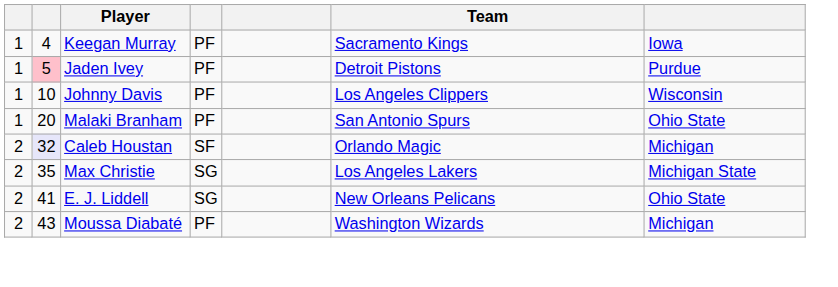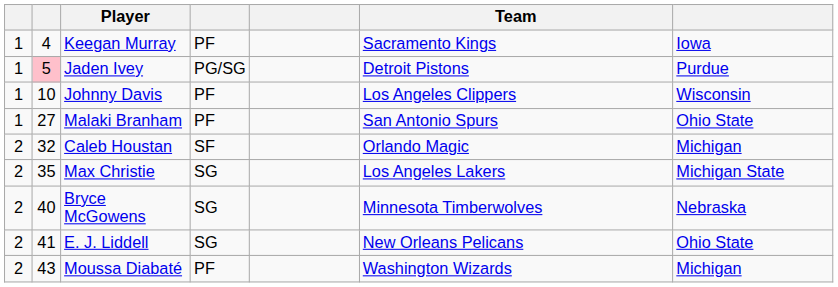(204, 69) PF -> (220, 69) PG/SG
(46, 120) 20 -> (46, 120) 27
(46, 146) lavender background -> (46, 146) no background
+ row: (105, 207)
